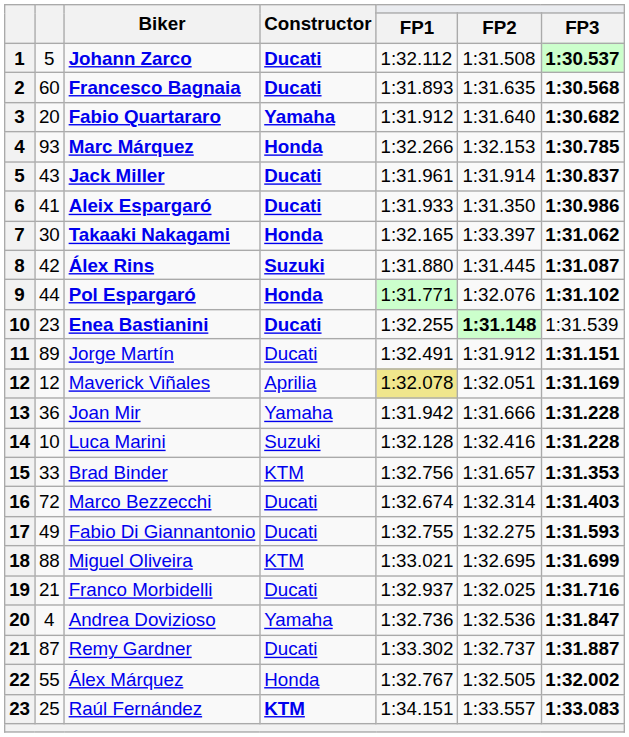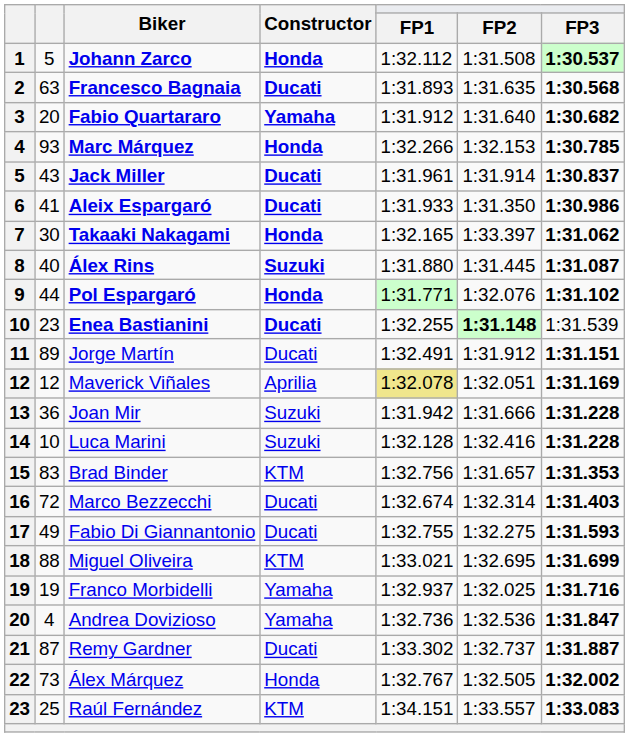(293, 58) Ducati -> (293, 58) Honda
(49, 87) 60 -> (49, 87) 63
(49, 265) 42 -> (49, 265) 40
(298, 413) Yamaha -> (292, 413) Suzuki
(49, 472) 33 -> (49, 472) 83
(49, 590) 21 -> (49, 590) 19
(291, 590) Ducati -> (298, 590) Yamaha
(49, 679) 55 -> (49, 679) 73
(285, 708) bold -> (284, 708) normal
